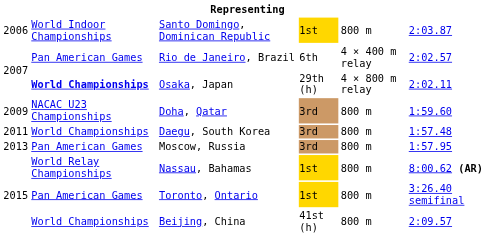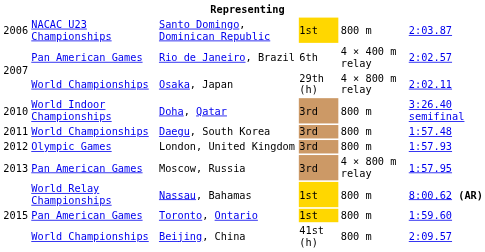(71, 30) World Indoor Championships -> (71, 30) NACAC U23 Championships
(90, 84) bold -> (90, 84) normal
(16, 111) 2009 -> (16, 111) 2010
(71, 111) NACAC U23 Championships -> (71, 111) World Indoor Championships
(430, 111) 1:59.60 -> (437, 111) 3:26.40 semifinal
+ row: (227, 147)
(356, 147) 800 m -> (369, 168) 4 × 800 m relay
(437, 195) 3:26.40 semifinal -> (430, 215) 1:59.60
